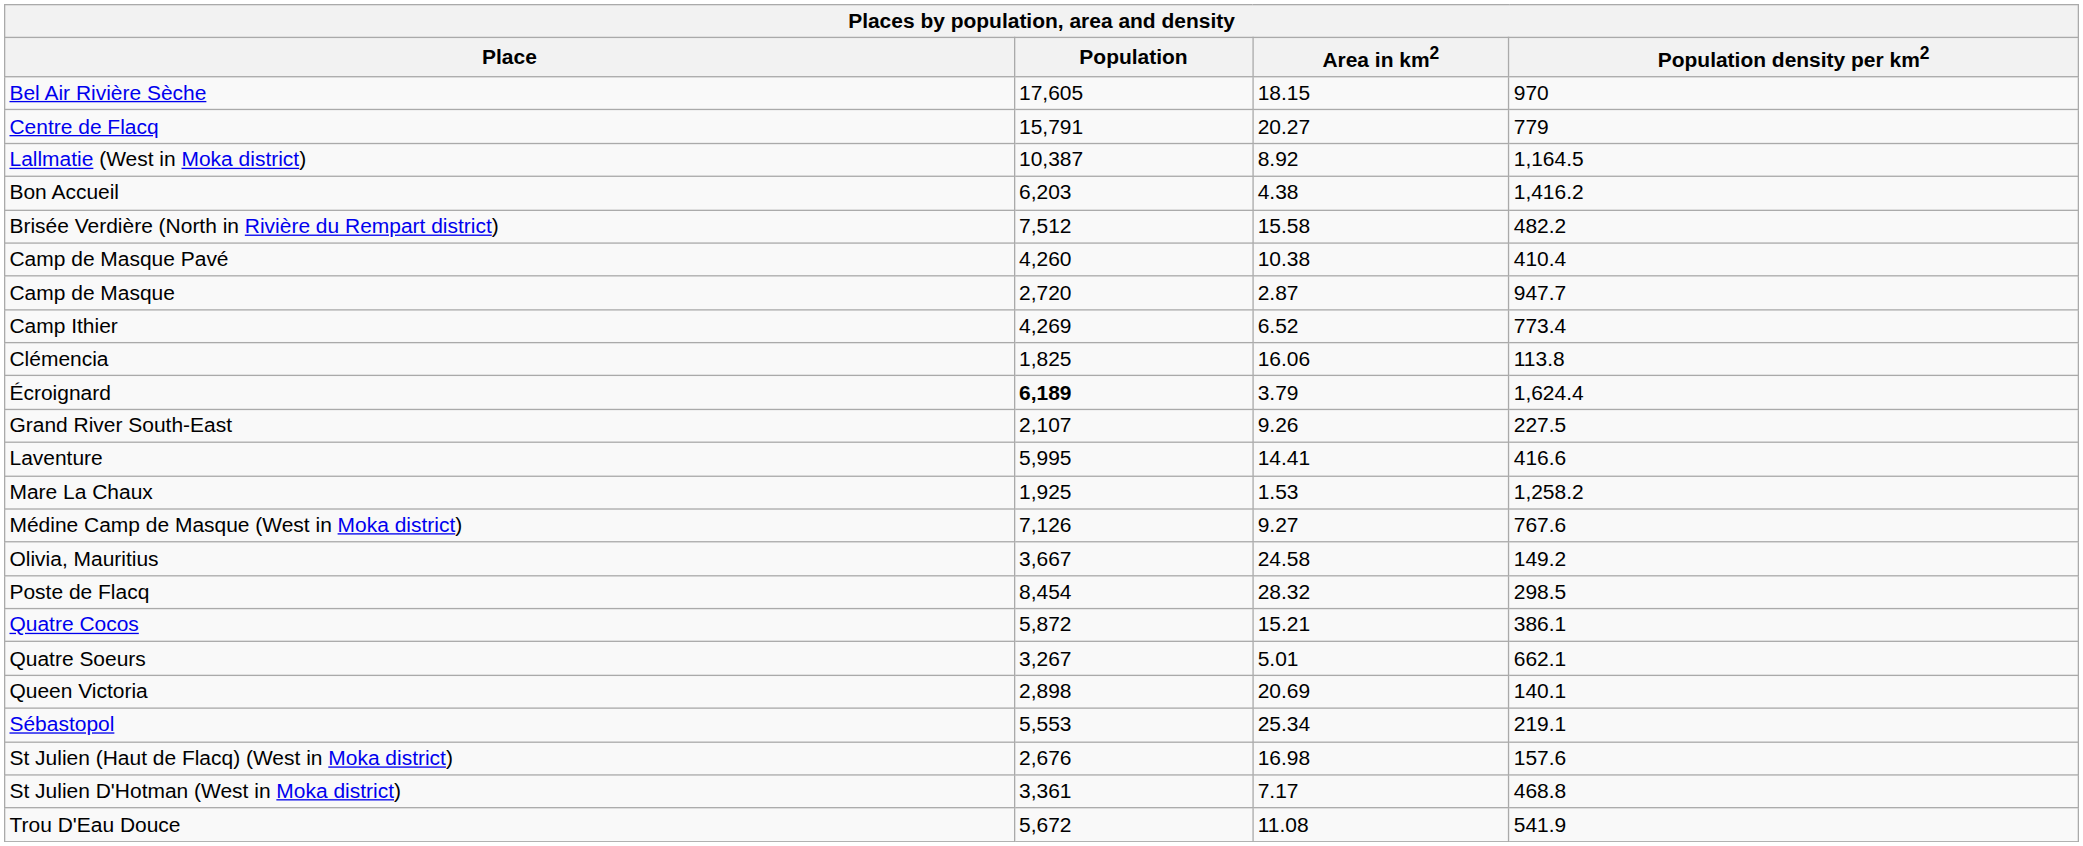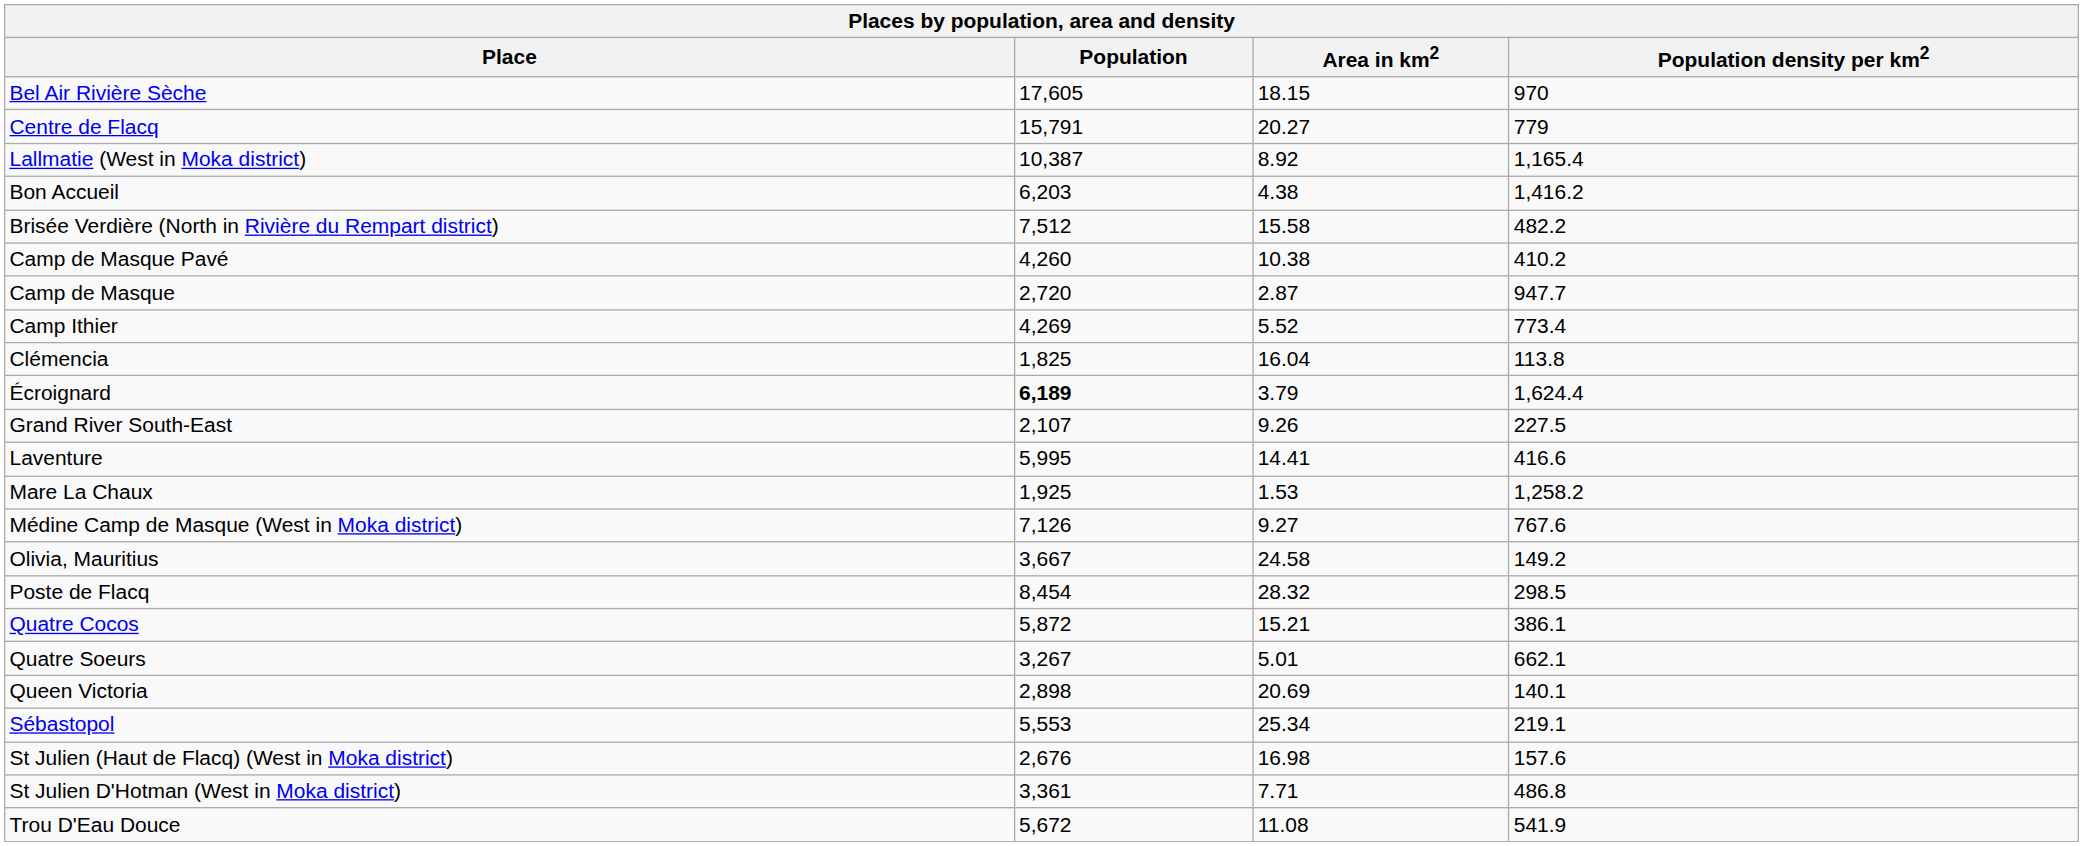(1549, 159) 1,164.5 -> (1549, 159) 1,165.4
(1540, 259) 410.4 -> (1540, 259) 410.2
(1278, 325) 6.52 -> (1278, 325) 5.52
(1284, 359) 16.06 -> (1284, 359) 16.04
(1278, 791) 7.17 -> (1278, 791) 7.71
(1540, 791) 468.8 -> (1540, 791) 486.8
